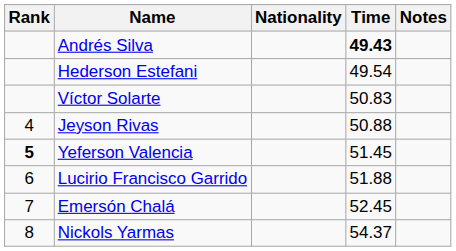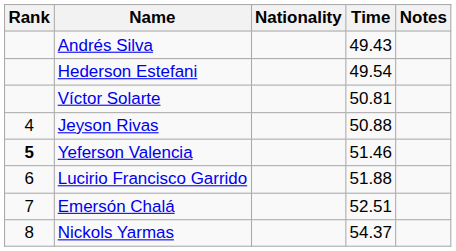(371, 44) bold -> (371, 44) normal
(371, 98) 50.83 -> (371, 98) 50.81
(371, 152) 51.45 -> (371, 152) 51.46
(371, 206) 52.45 -> (371, 206) 52.51
